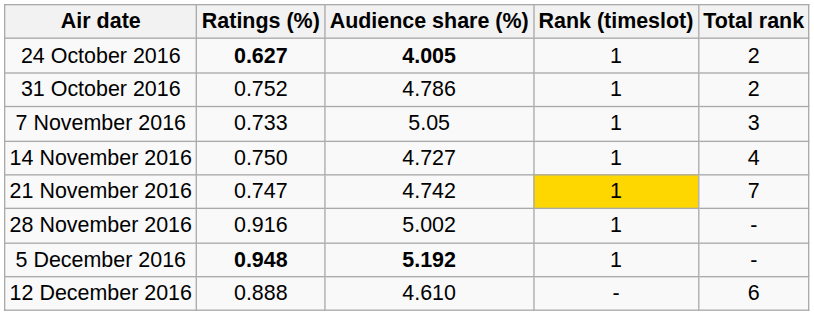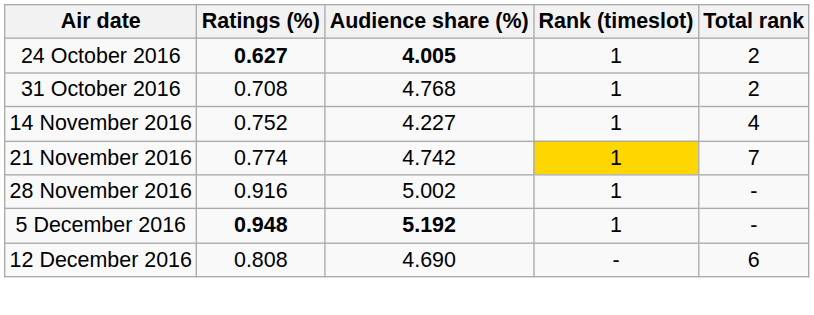(261, 89) 0.752 -> (261, 89) 0.708
(429, 89) 4.786 -> (429, 89) 4.768
- row: (101, 123)
(261, 157) 0.750 -> (261, 123) 0.752
(429, 157) 4.727 -> (429, 123) 4.227
(261, 191) 0.747 -> (261, 157) 0.774
(261, 293) 0.888 -> (261, 259) 0.808
(429, 293) 4.610 -> (429, 259) 4.690
